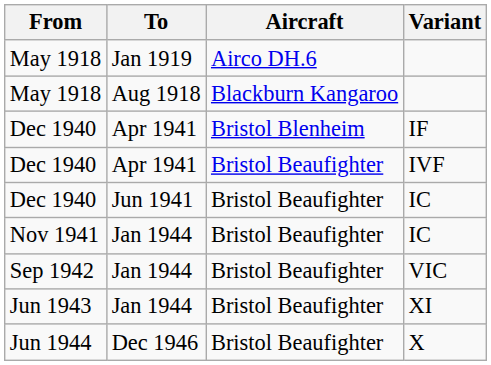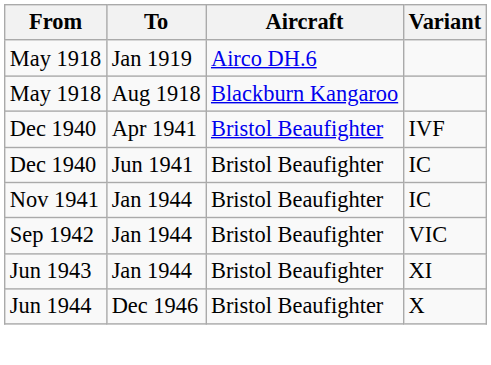- row: (154, 128)
